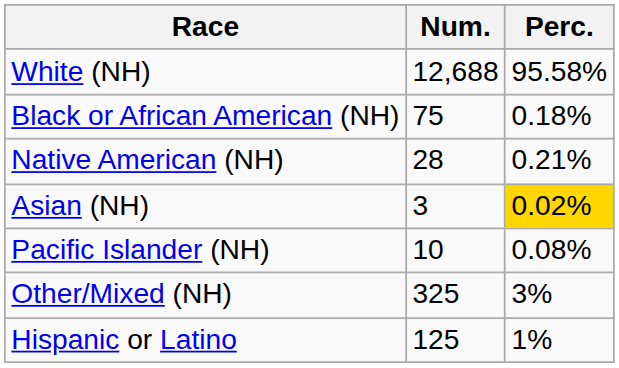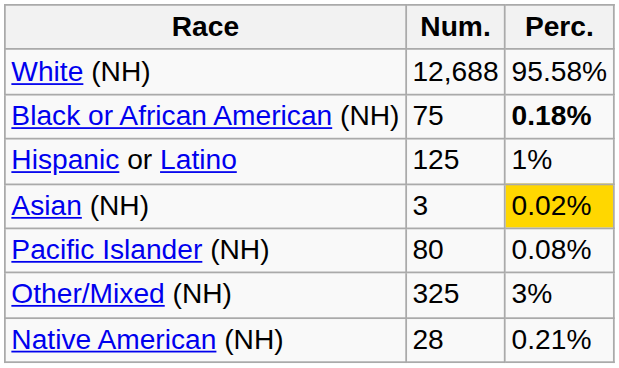(551, 116) normal -> (551, 116) bold
rows swapped: (148, 160) <-> (124, 339)
(428, 250) 10 -> (428, 250) 80
